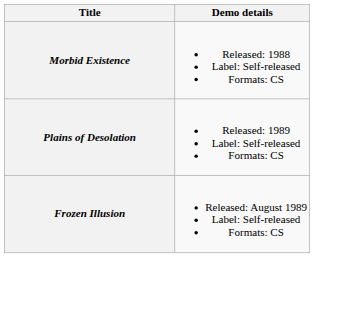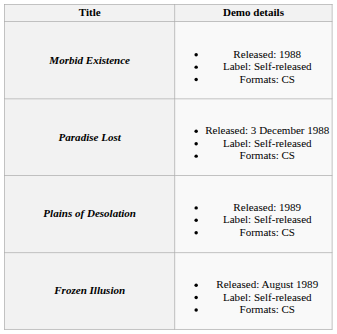+ row: (90, 137)
